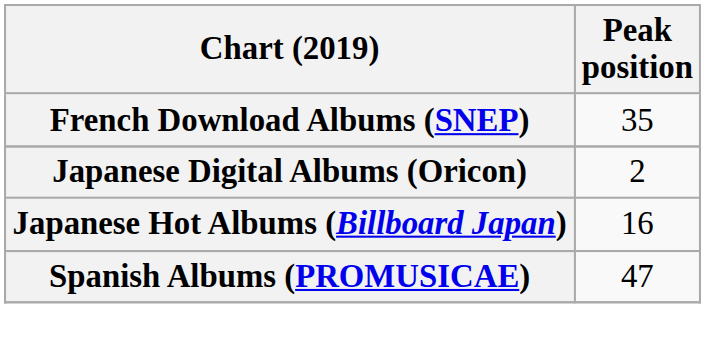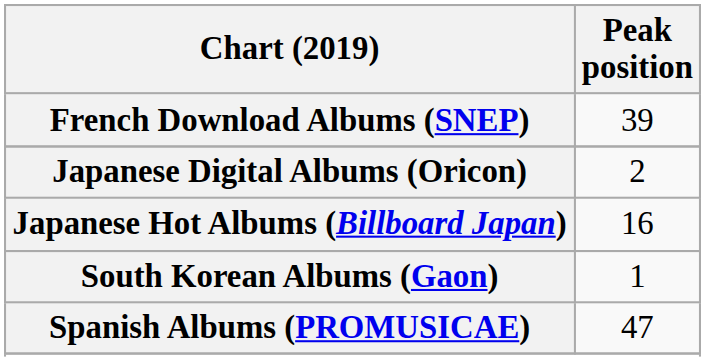(637, 119) 35 -> (637, 119) 39
+ row: (290, 275)
